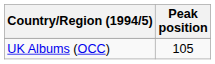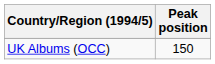(183, 48) 105 -> (183, 48) 150
